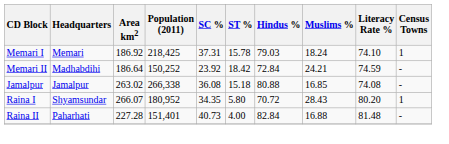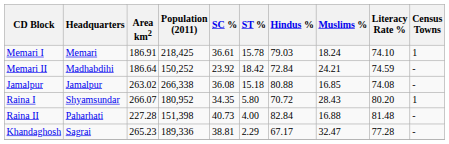(129, 53) 186.92 -> (143, 53) 186.91
(210, 53) 37.31 -> (223, 53) 36.61
(164, 116) 151,401 -> (177, 116) 151,398
+ row: (34, 131)
